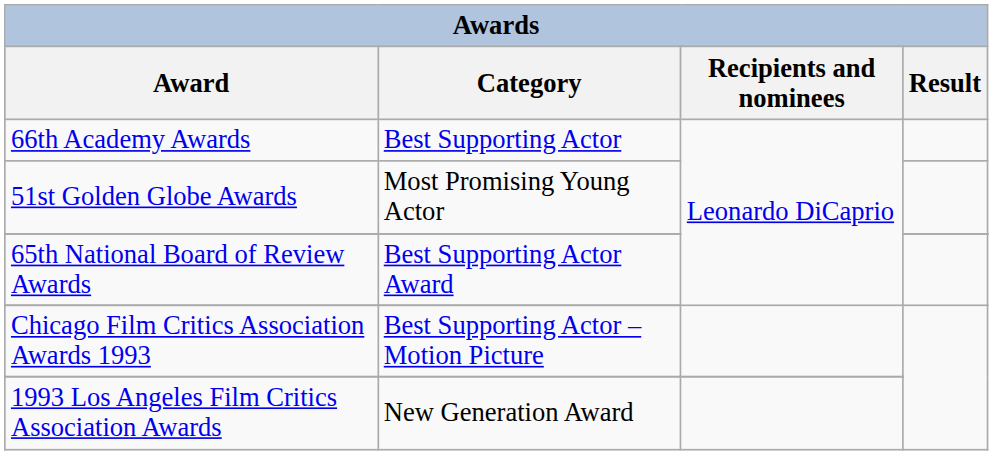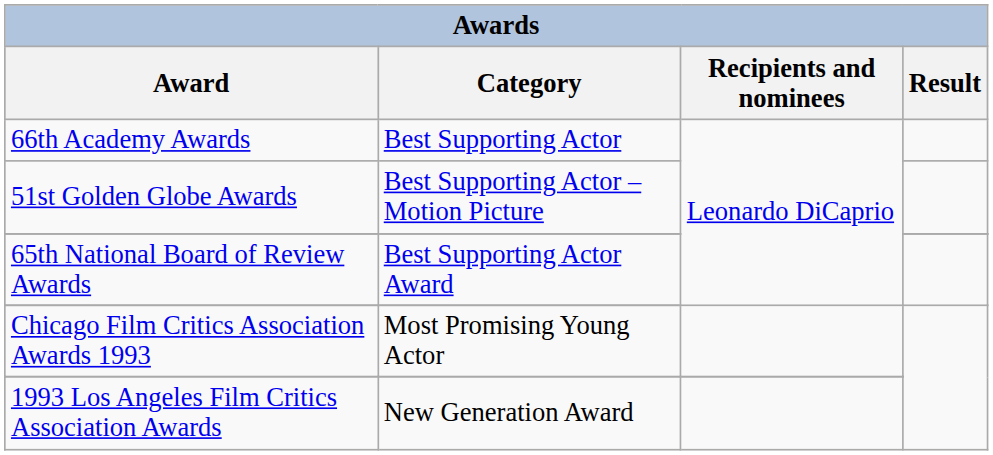(507, 196) Most Promising Young Actor -> (512, 196) Best Supporting Actor – Motion Picture
(512, 340) Best Supporting Actor – Motion Picture -> (507, 340) Most Promising Young Actor
